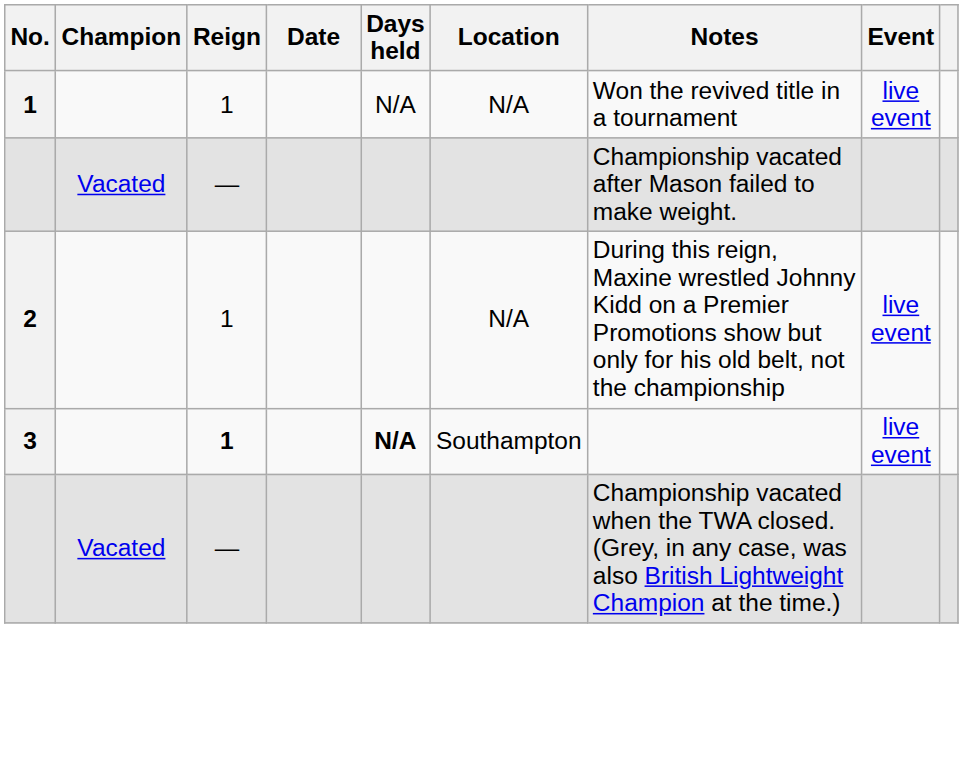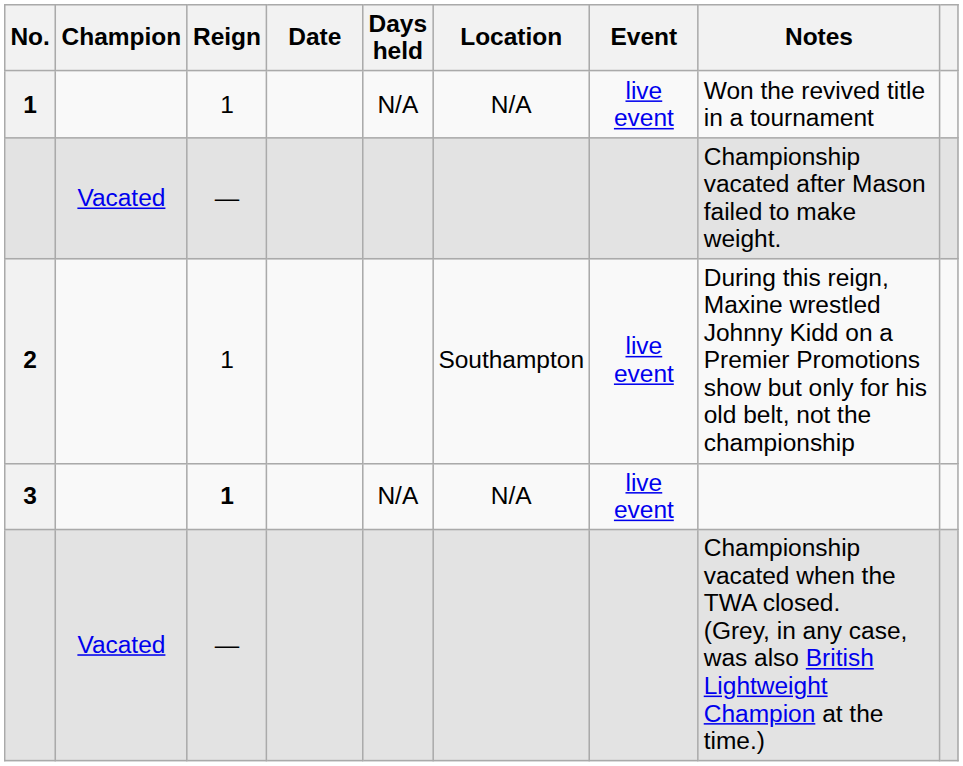columns swapped: (901, 37) <-> (725, 37)
(509, 319) N/A -> (511, 360) Southampton
(395, 440) bold -> (398, 495) normal
(509, 440) Southampton -> (511, 495) N/A
